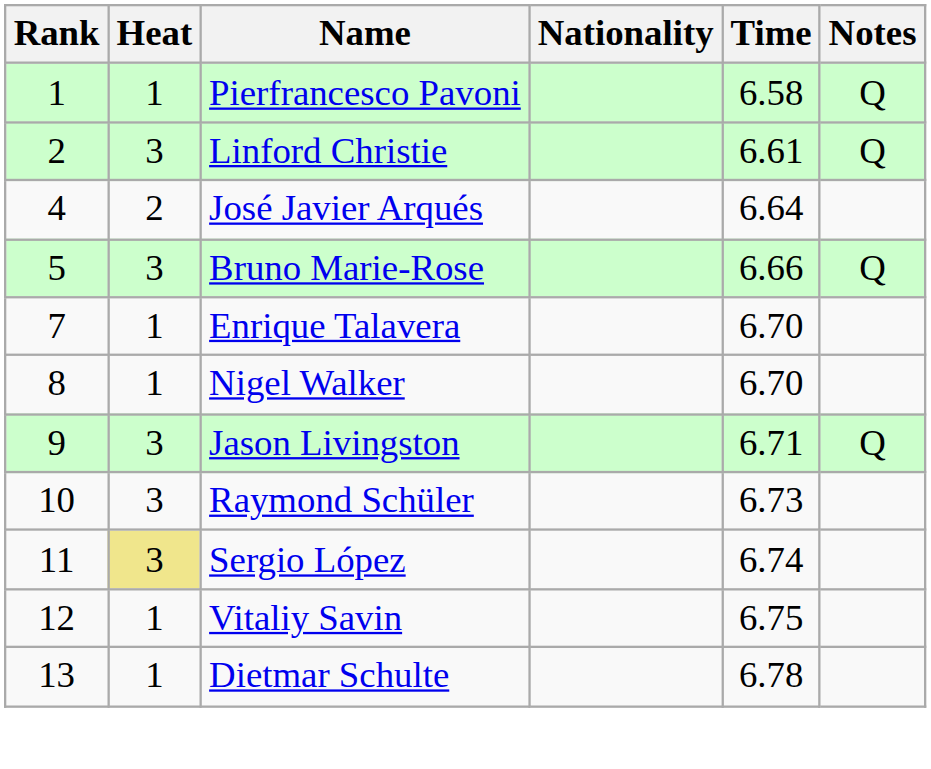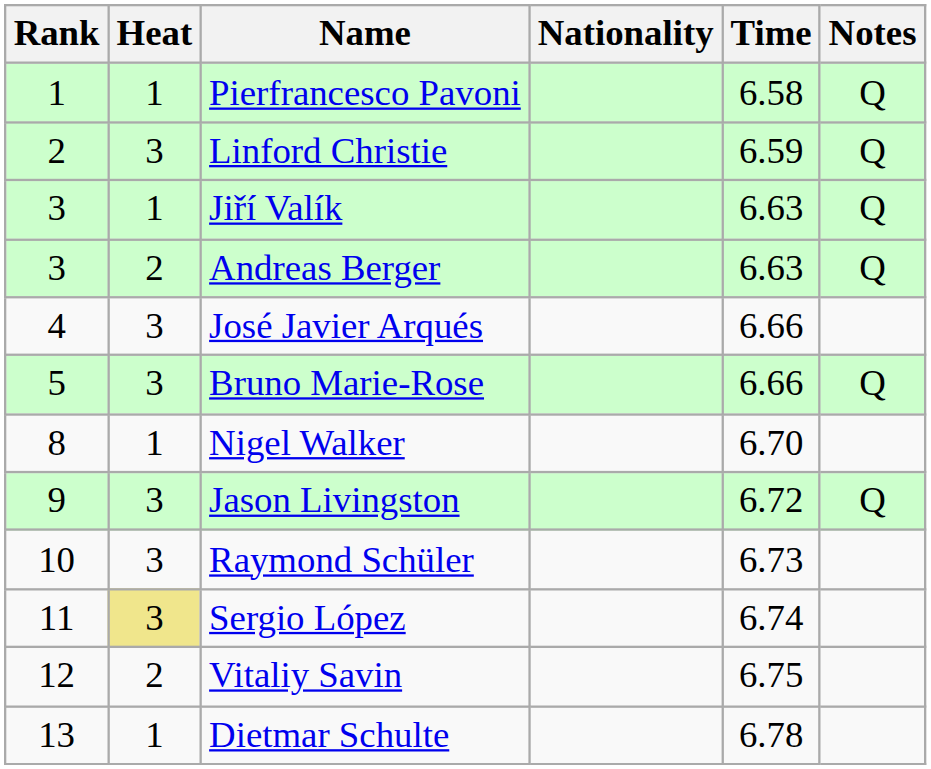(771, 150) 6.61 -> (771, 150) 6.59
+ row: (276, 208)
+ row: (325, 267)
(154, 208) 2 -> (154, 325) 3
(771, 208) 6.64 -> (771, 325) 6.66
- row: (335, 325)
(771, 442) 6.71 -> (771, 500) 6.72
(154, 617) 1 -> (154, 675) 2
